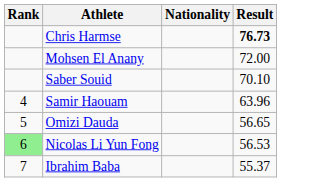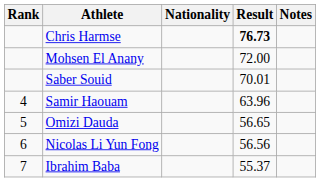+ column: (296, 15)
(255, 79) 70.10 -> (255, 79) 70.01
(23, 144) lightgreen background -> (23, 144) no background
(255, 144) 56.53 -> (255, 144) 56.56
